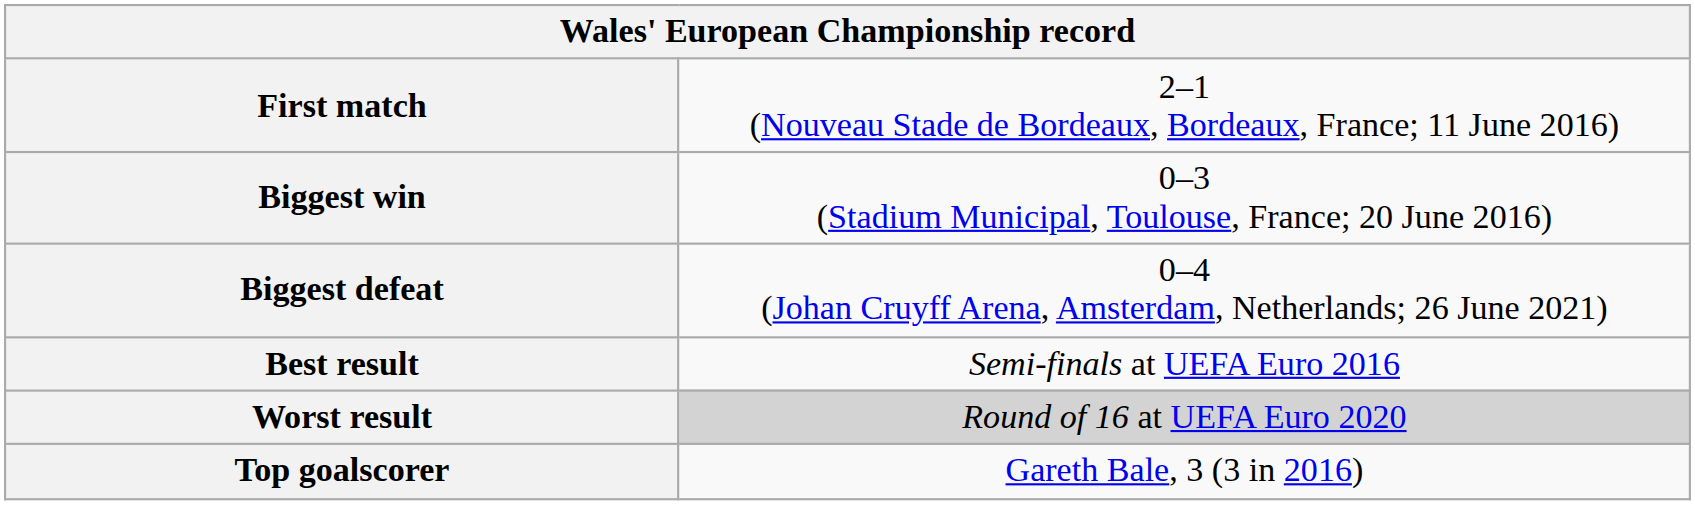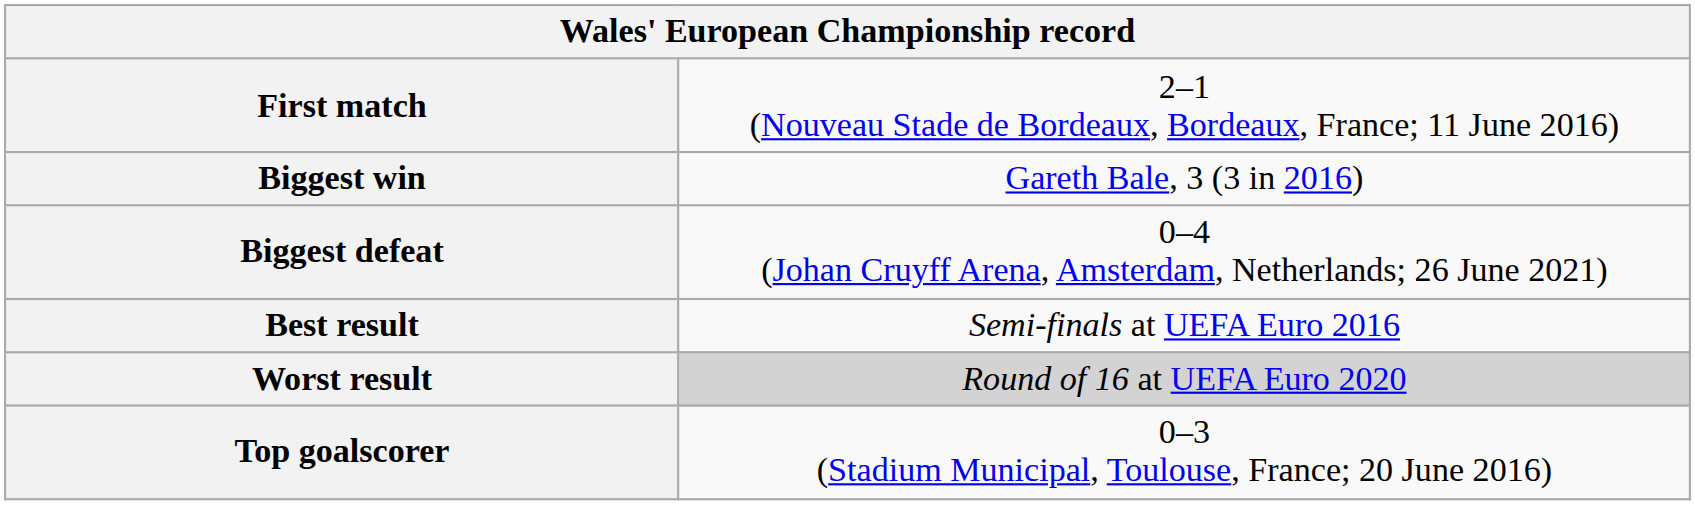(1184, 197) 0–3 (Stadium Municipal, Toulouse, France; 20 June 2016) -> (1184, 177) Gareth Bale, 3 (3 in 2016)
(1184, 470) Gareth Bale, 3 (3 in 2016) -> (1184, 451) 0–3 (Stadium Municipal, Toulouse, France; 20 June 2016)
